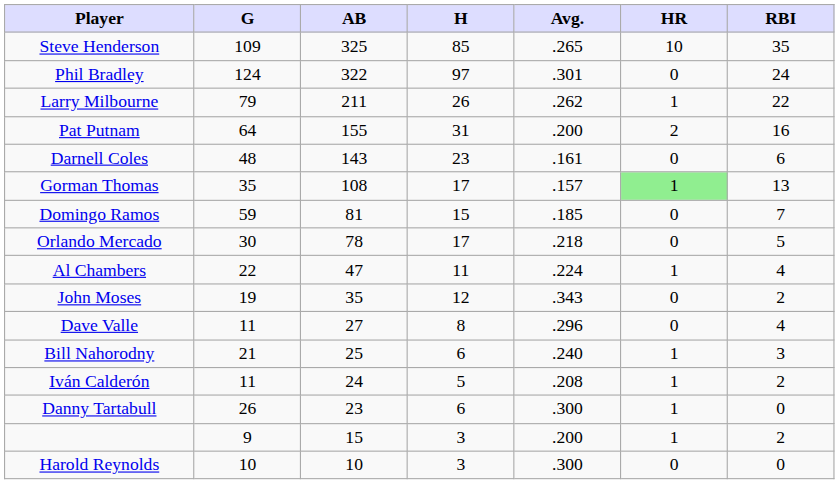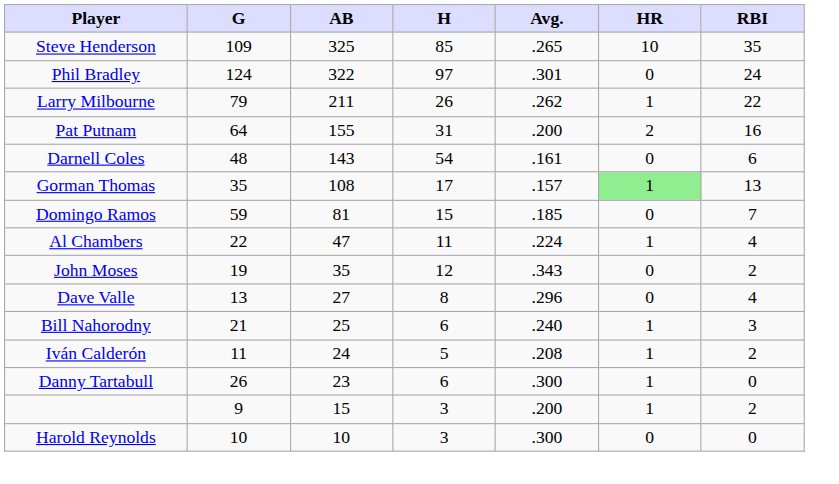(461, 158) 23 -> (444, 158) 54
- row: (99, 241)
(247, 325) 11 -> (239, 297) 13
